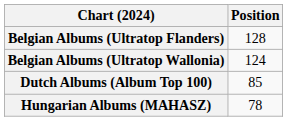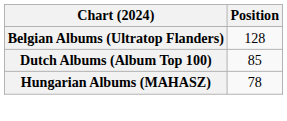- row: (116, 60)
